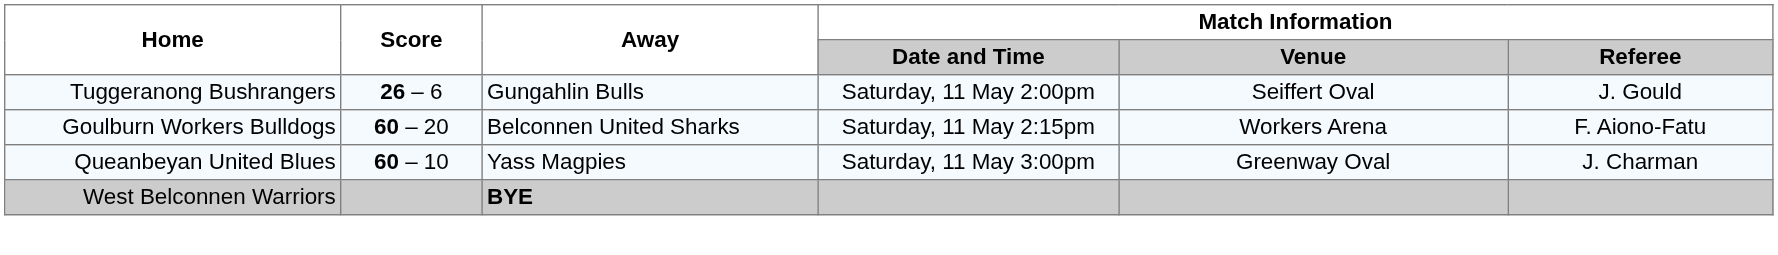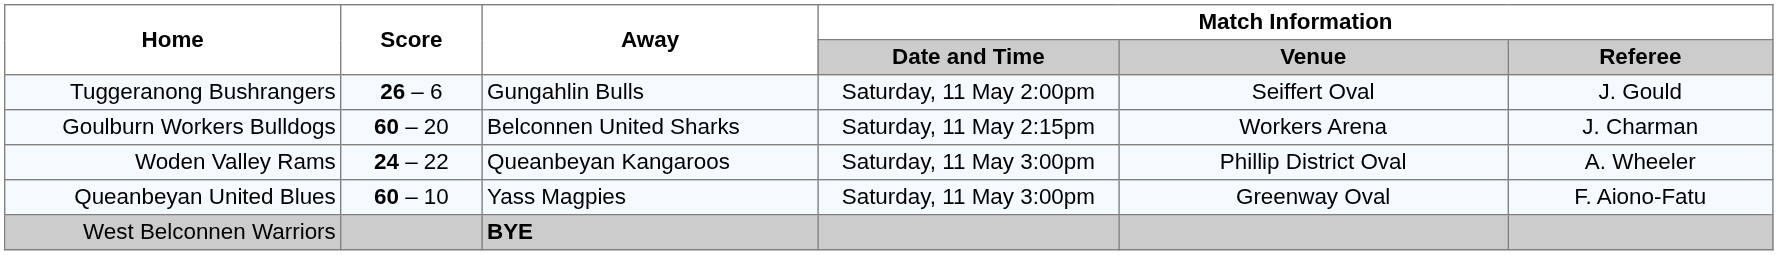(1640, 126) F. Aiono-Fatu -> (1640, 126) J. Charman
+ row: (235, 161)
(1640, 161) J. Charman -> (1640, 196) F. Aiono-Fatu
